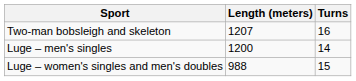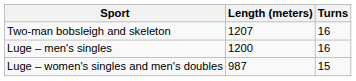(324, 48) 14 -> (324, 48) 16
(237, 66) 988 -> (237, 66) 987
